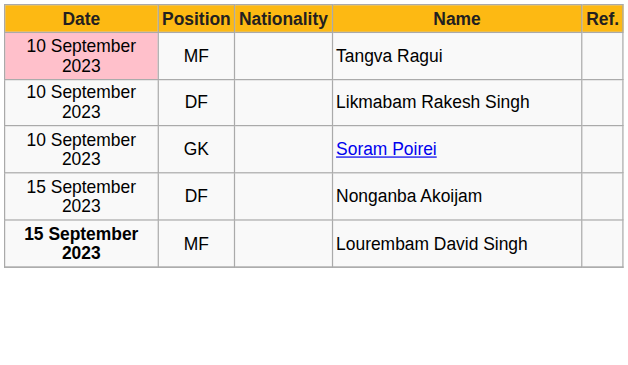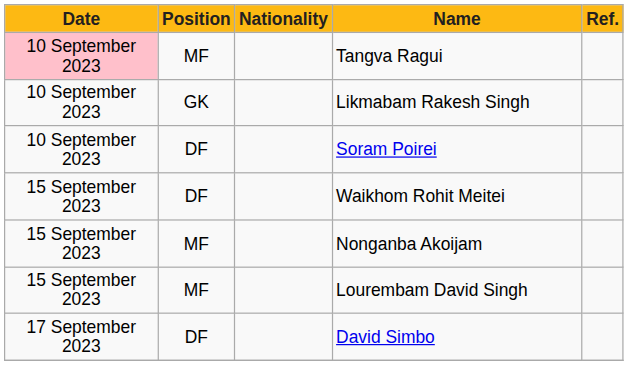(196, 103) DF -> (196, 103) GK
(196, 150) GK -> (196, 150) DF
+ row: (420, 197)
(196, 197) DF -> (196, 244) MF
(81, 244) bold -> (81, 290) normal
+ row: (385, 337)
